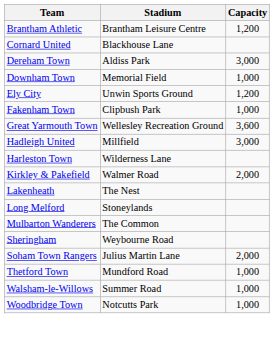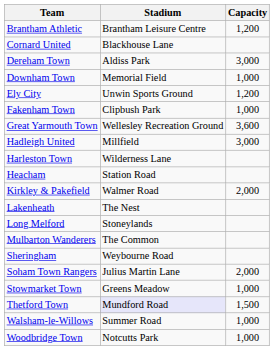+ row: (26, 175)
+ row: (44, 288)
(135, 272) no background -> (135, 304) lavender background
(248, 272) 1,000 -> (248, 304) 1,500
